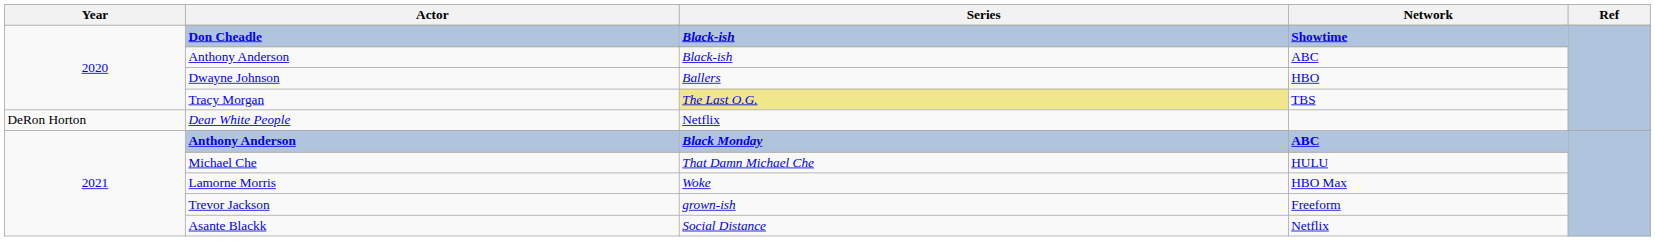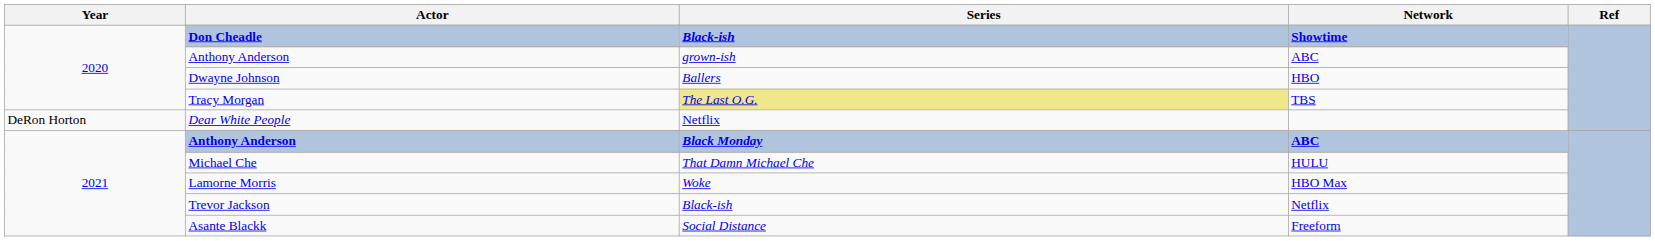(707, 57) Black-ish -> (709, 57) grown-ish
(709, 204) grown-ish -> (707, 204) Black-ish
(1316, 204) Freeform -> (1310, 204) Netflix
(1310, 225) Netflix -> (1316, 225) Freeform
